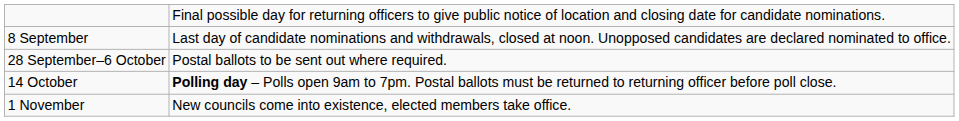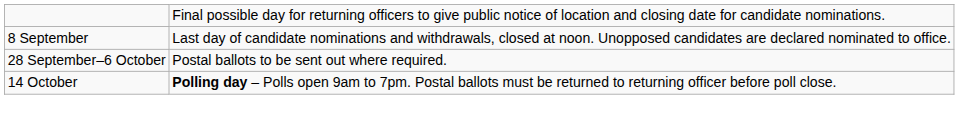- row: (46, 104)
